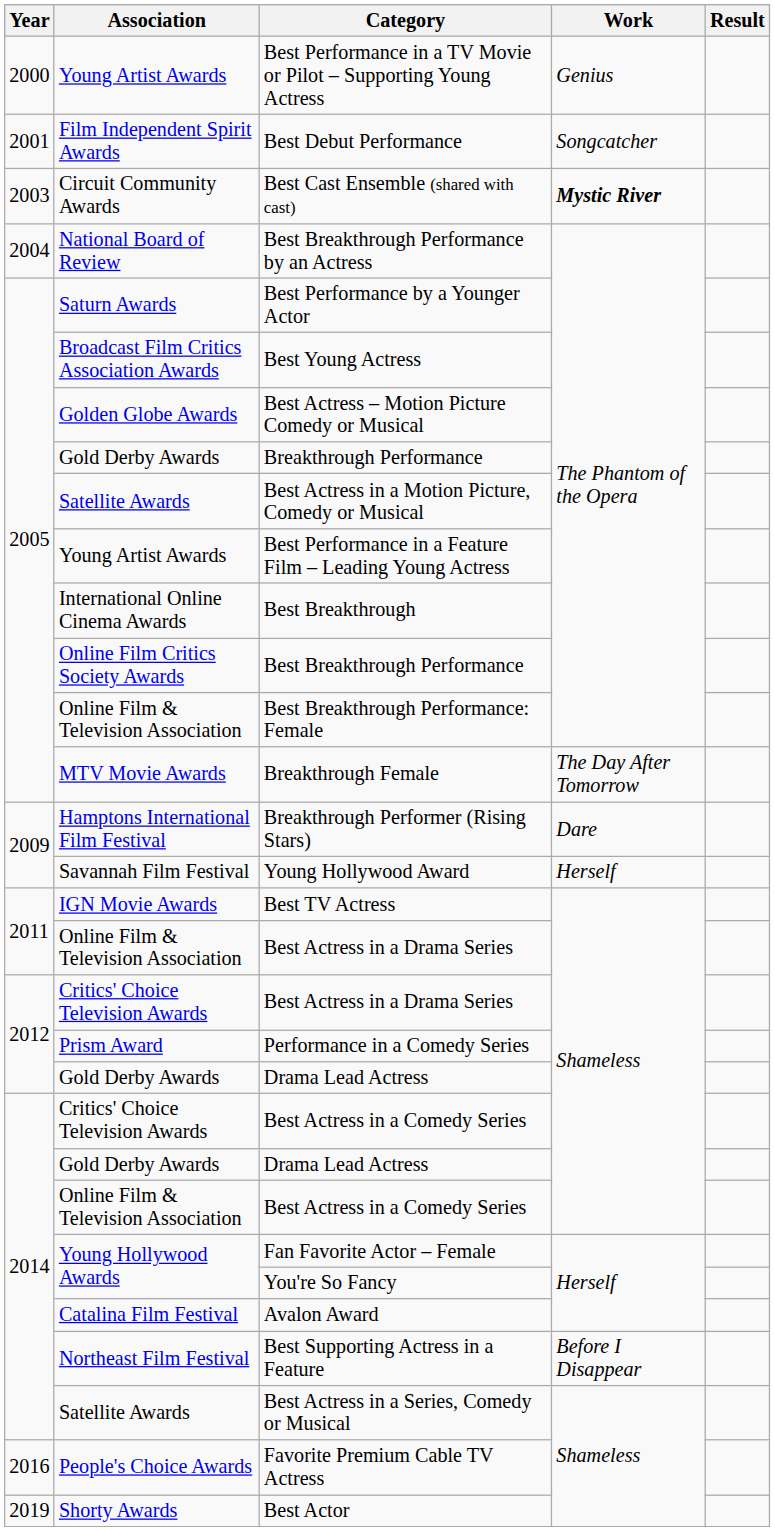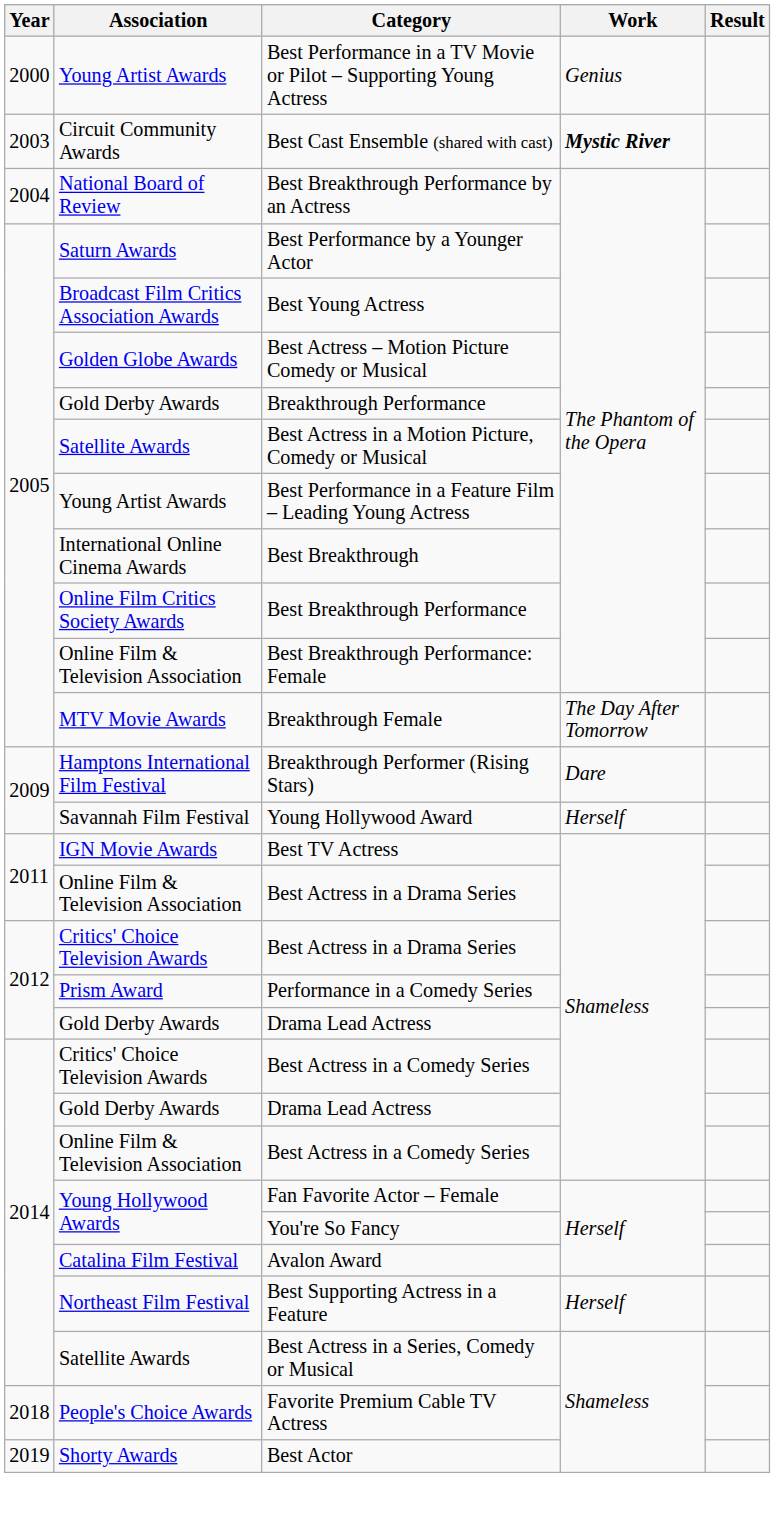- row: (155, 141)
(599, 1357) Before I Disappear -> (595, 1303) Herself
(29, 1467) 2016 -> (29, 1412) 2018
